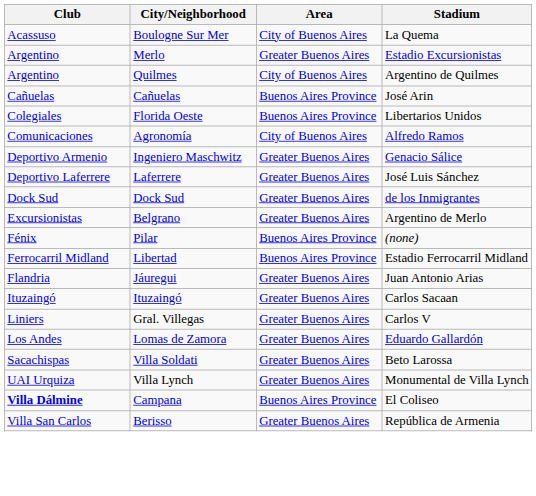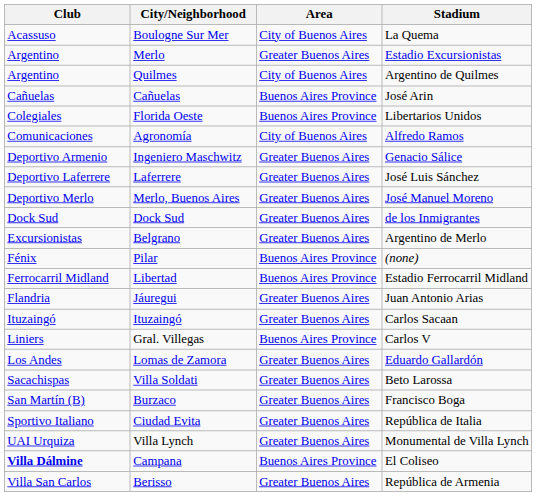+ row: (186, 197)
(314, 319) Greater Buenos Aires -> (318, 339) Buenos Aires Province
+ row: (155, 400)
+ row: (167, 420)
